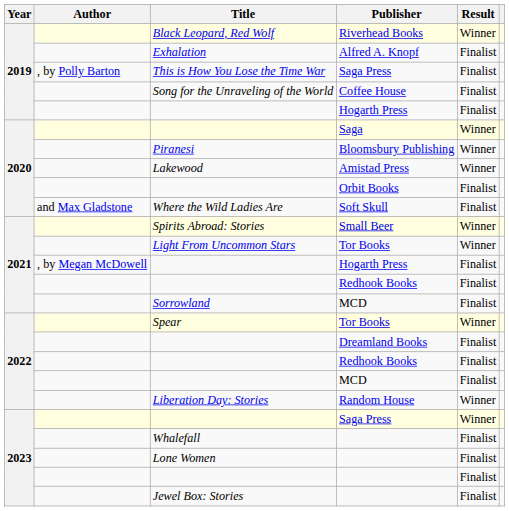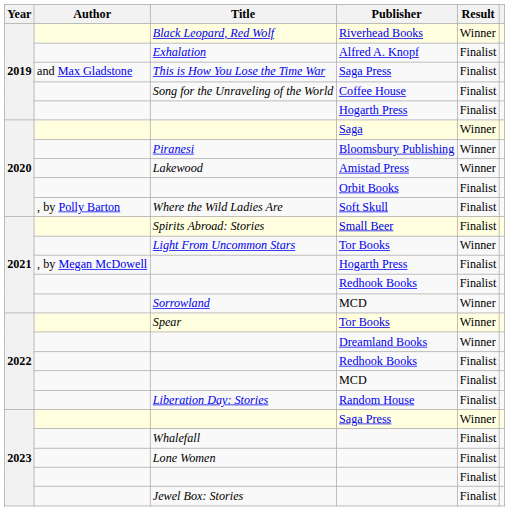(79, 71) , by Polly Barton -> (85, 71) and Max Gladstone
(85, 206) and Max Gladstone -> (79, 206) , by Polly Barton
(478, 226) Winner -> (478, 226) Finalist
(478, 303) Finalist -> (478, 303) Winner
(478, 341) Finalist -> (478, 341) Winner
(478, 399) Winner -> (478, 399) Finalist
